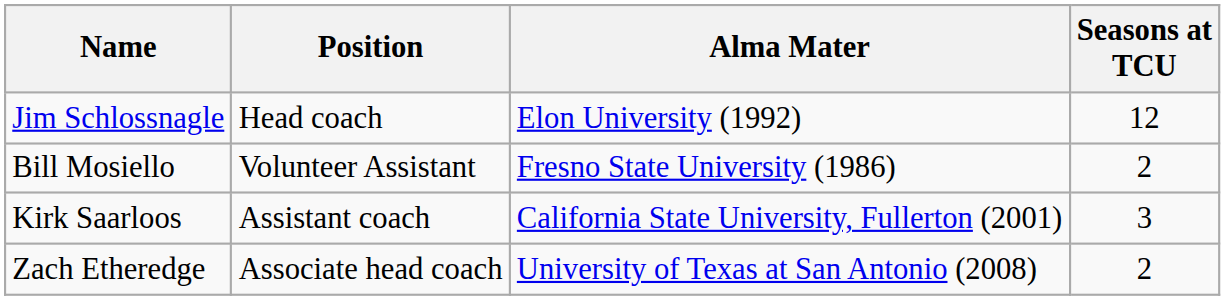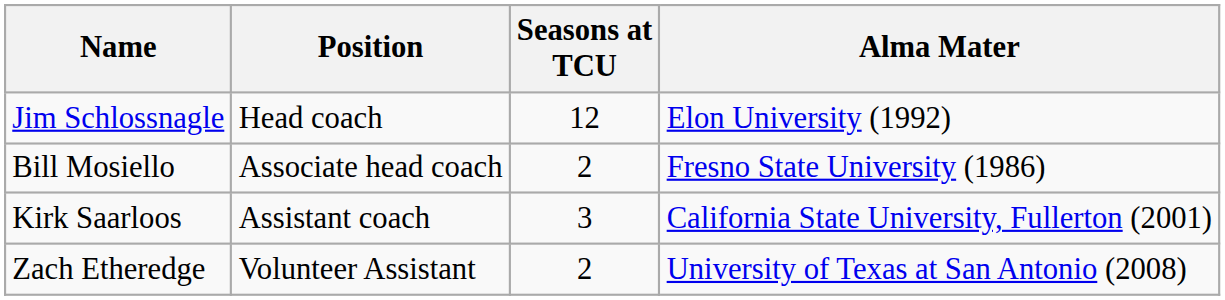columns swapped: (1144, 48) <-> (790, 48)
(357, 167) Volunteer Assistant -> (371, 167) Associate head coach
(371, 268) Associate head coach -> (357, 268) Volunteer Assistant
